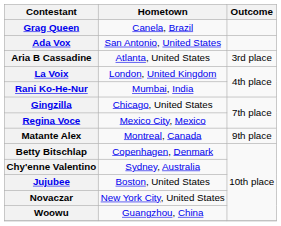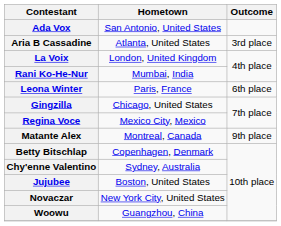- row: (51, 27)
+ row: (51, 89)
